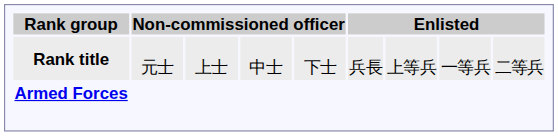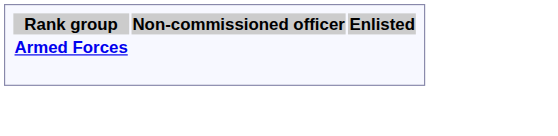- row: (71, 58)
